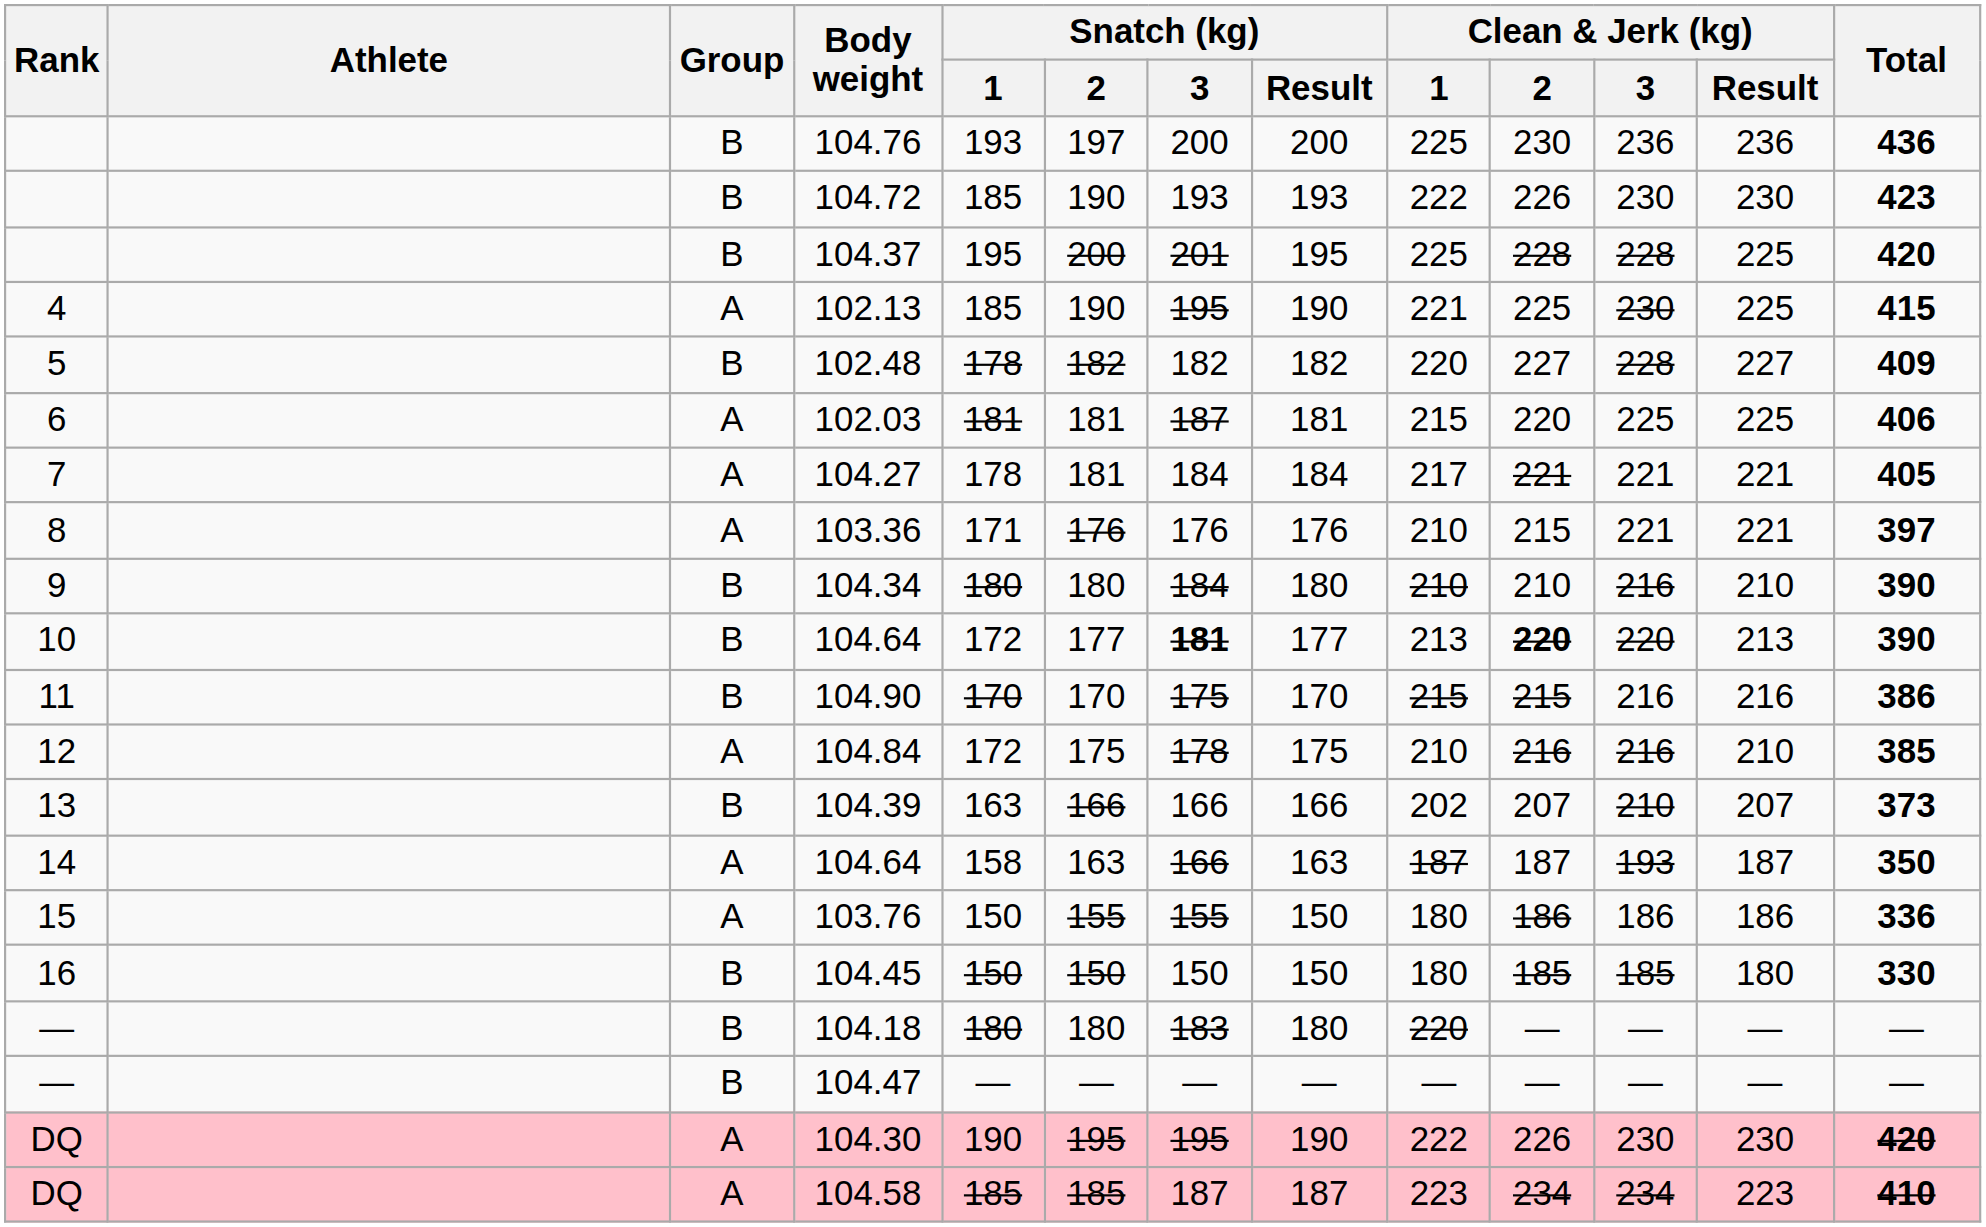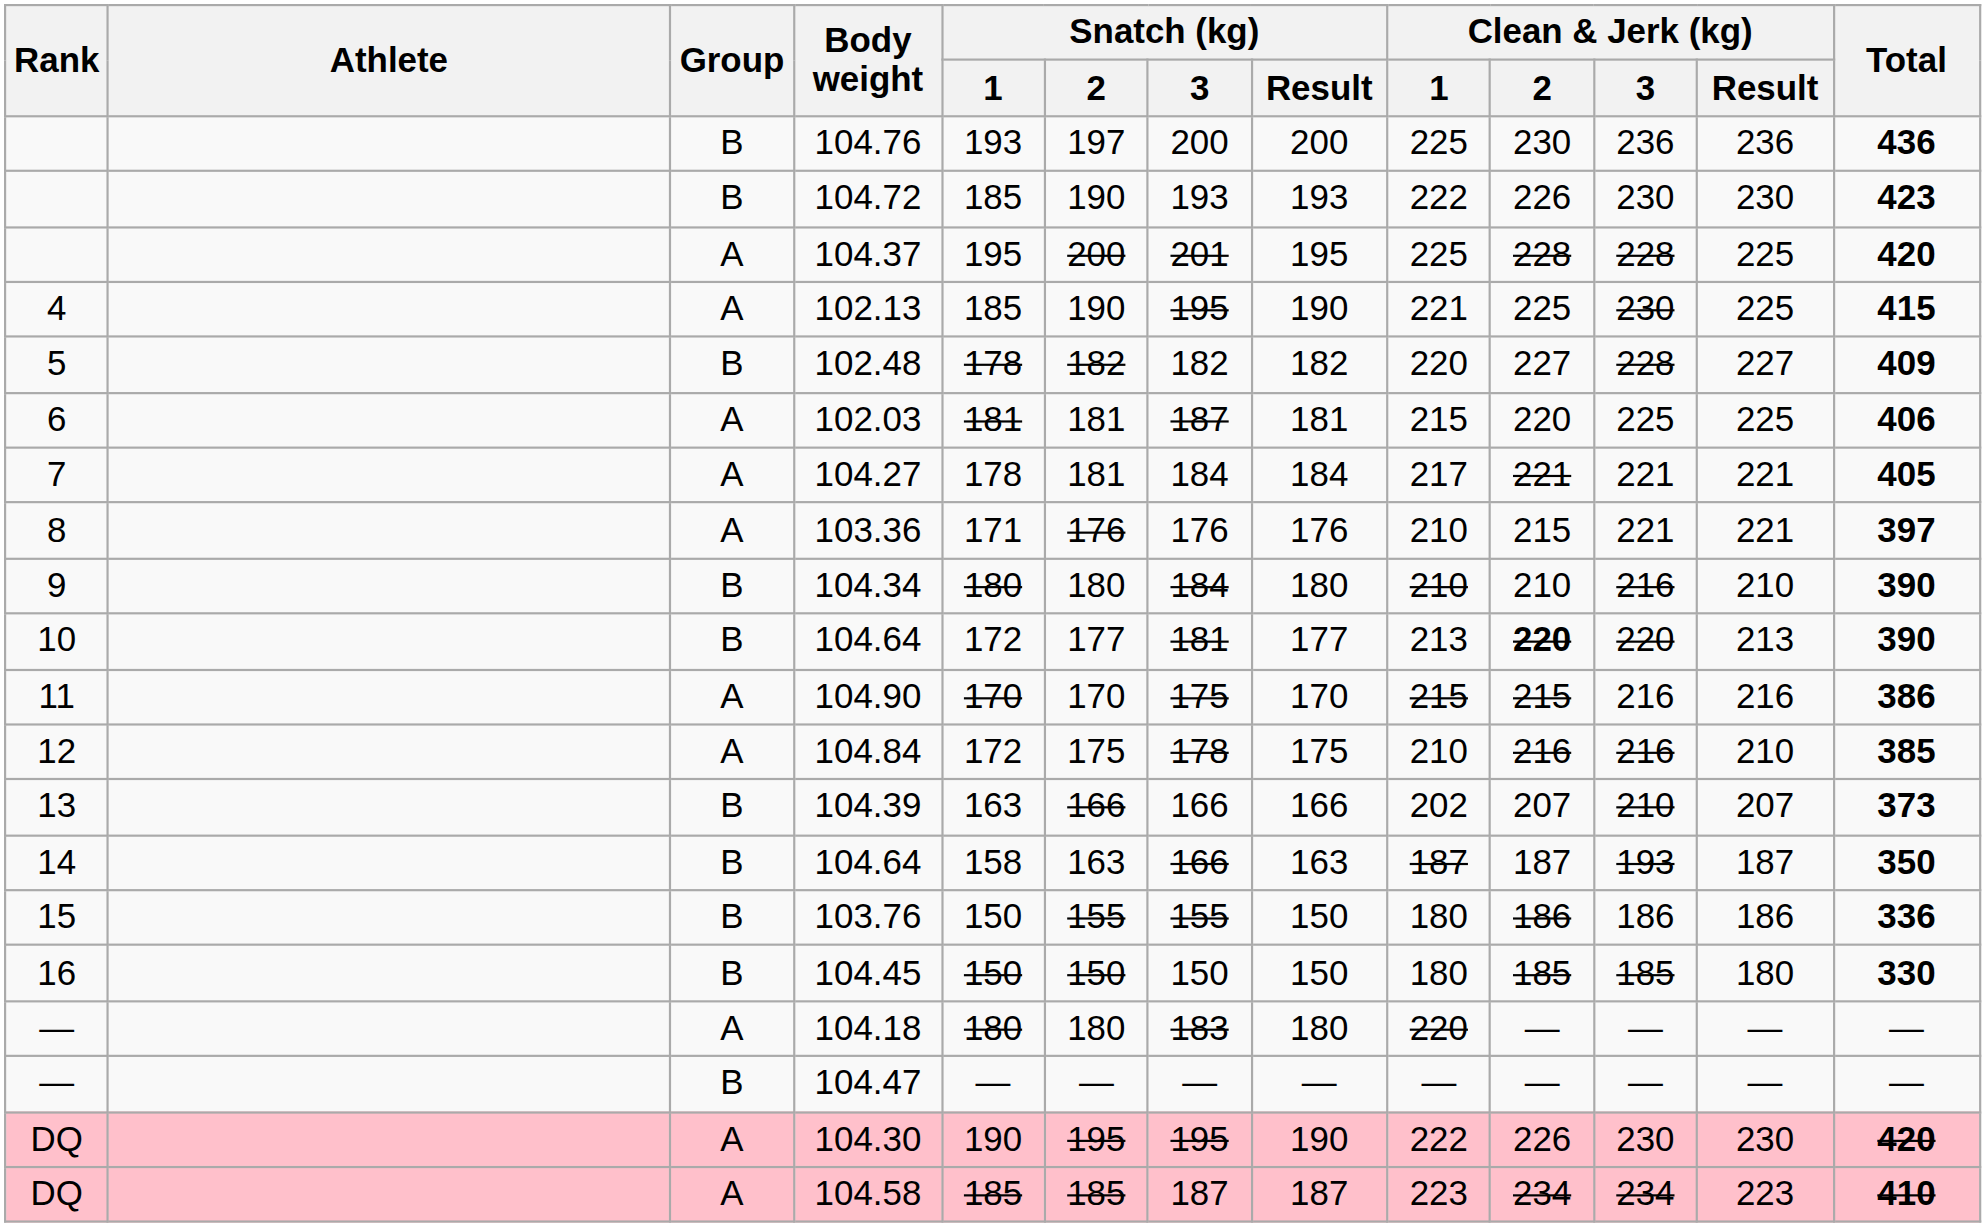(732, 253) B -> (732, 253) A
(1200, 640) bold -> (1200, 640) normal
(732, 695) B -> (732, 695) A
(732, 861) A -> (732, 861) B
(732, 917) A -> (732, 917) B
(732, 1027) B -> (732, 1027) A
